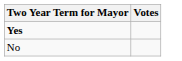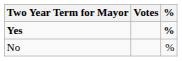+ column: (169, 13)
